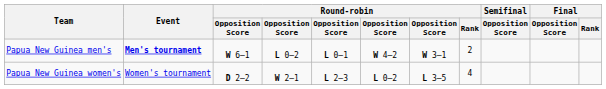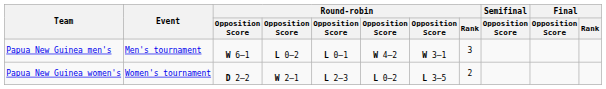(163, 50) bold -> (163, 50) normal
(470, 50) 2 -> (470, 50) 3
(470, 73) 4 -> (470, 73) 2
